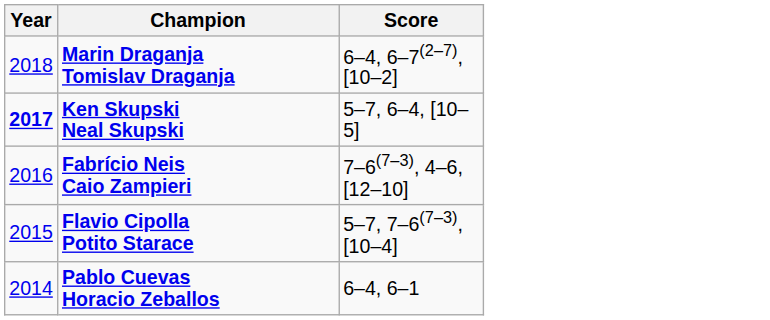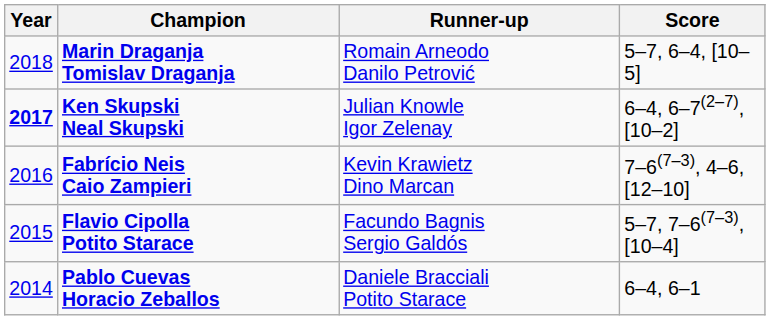+ column: (479, 21)
(403, 65) 6–4, 6–7(2–7), [10–2] -> (687, 62) 5–7, 6–4, [10–5]
(406, 120) 5–7, 6–4, [10–5] -> (684, 118) 6–4, 6–7(2–7), [10–2]
